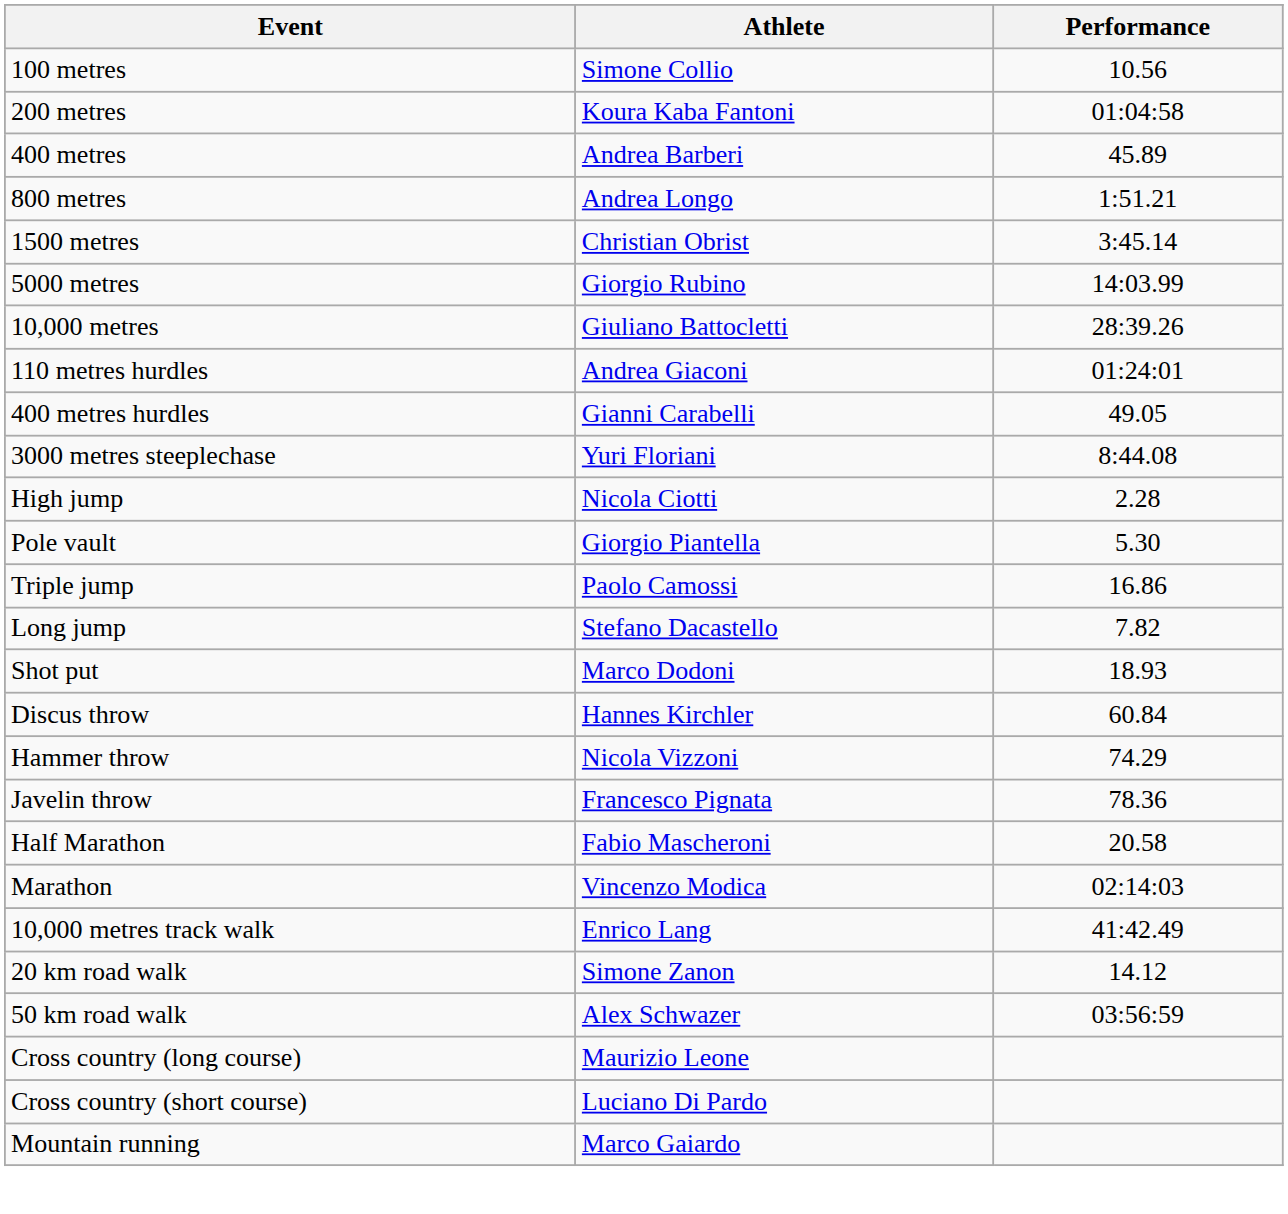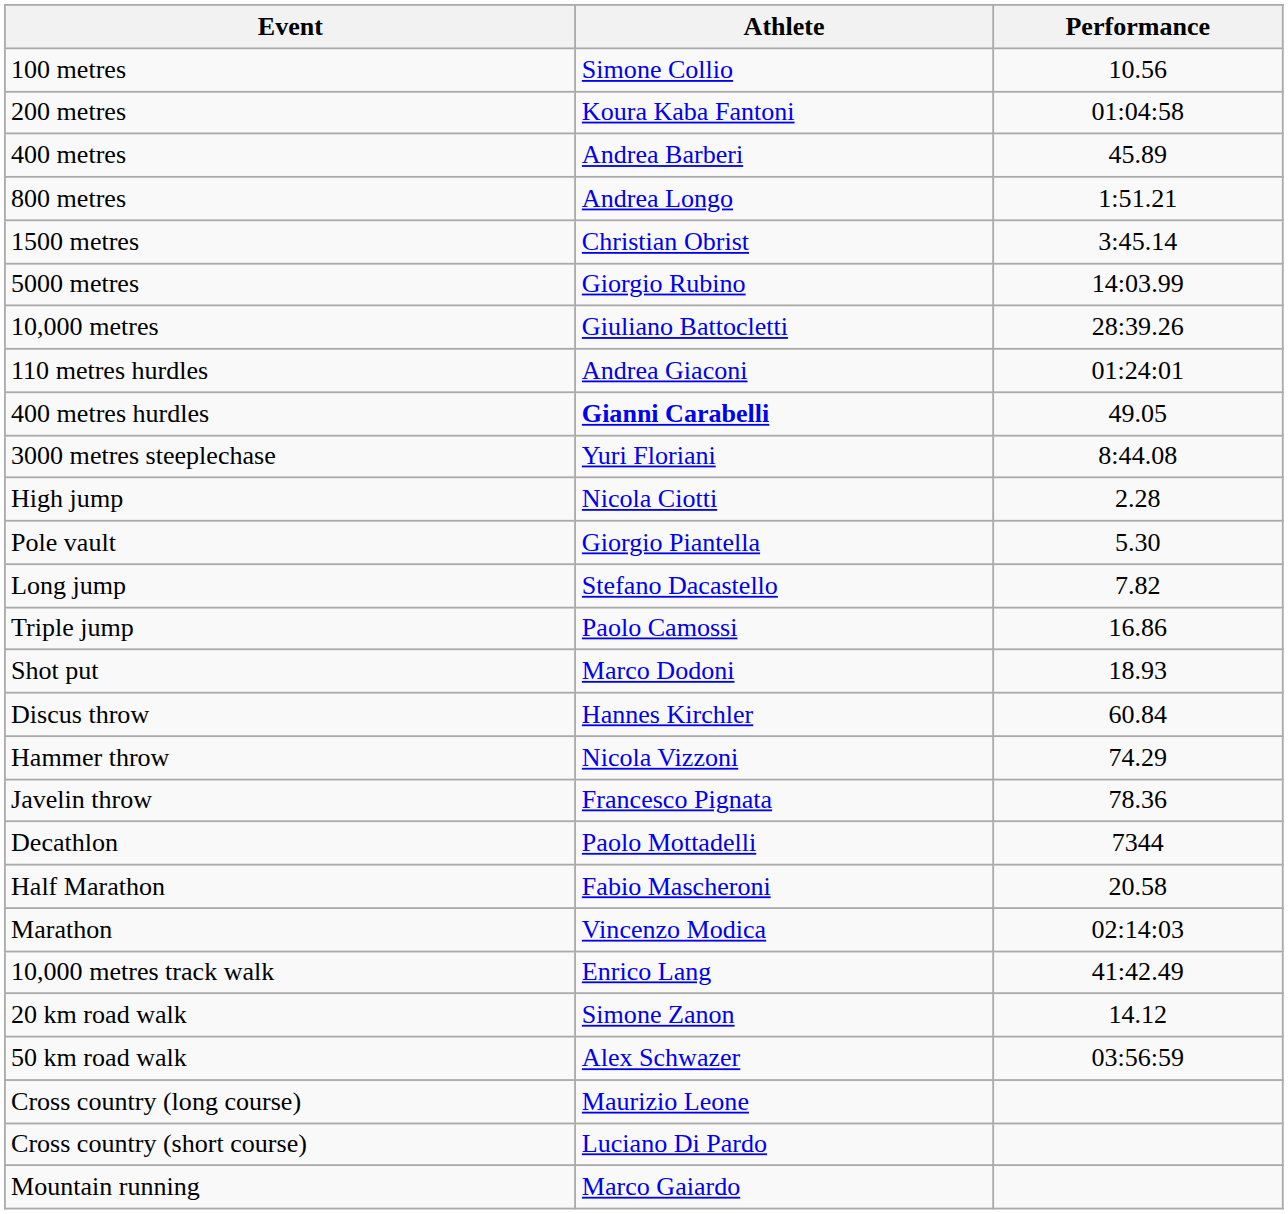(668, 413) normal -> (676, 413) bold
rows swapped: (69, 628) <-> (72, 585)
+ row: (65, 843)
